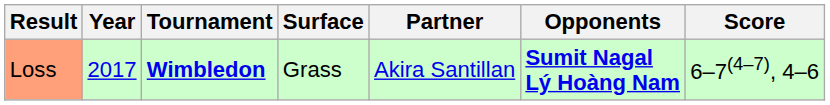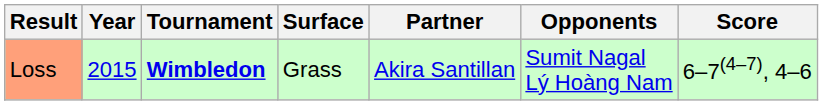(112, 69) 2017 -> (112, 69) 2015
(603, 69) bold -> (599, 69) normal
